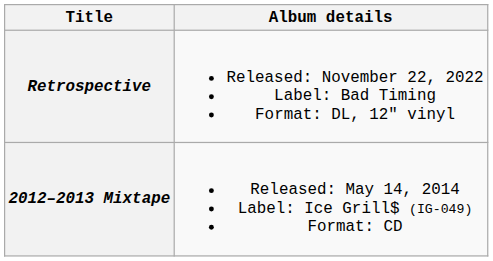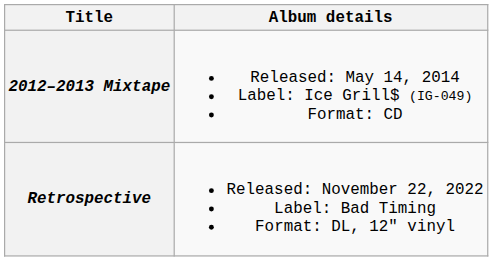rows swapped: (89, 199) <-> (89, 87)
